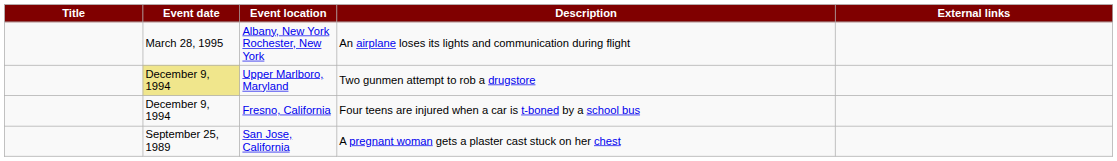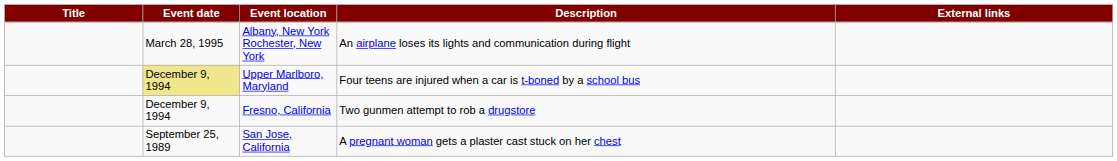(437, 80) Two gunmen attempt to rob a drugstore -> (490, 80) Four teens are injured when a car is t-boned by a school bus
(490, 110) Four teens are injured when a car is t-boned by a school bus -> (437, 110) Two gunmen attempt to rob a drugstore
